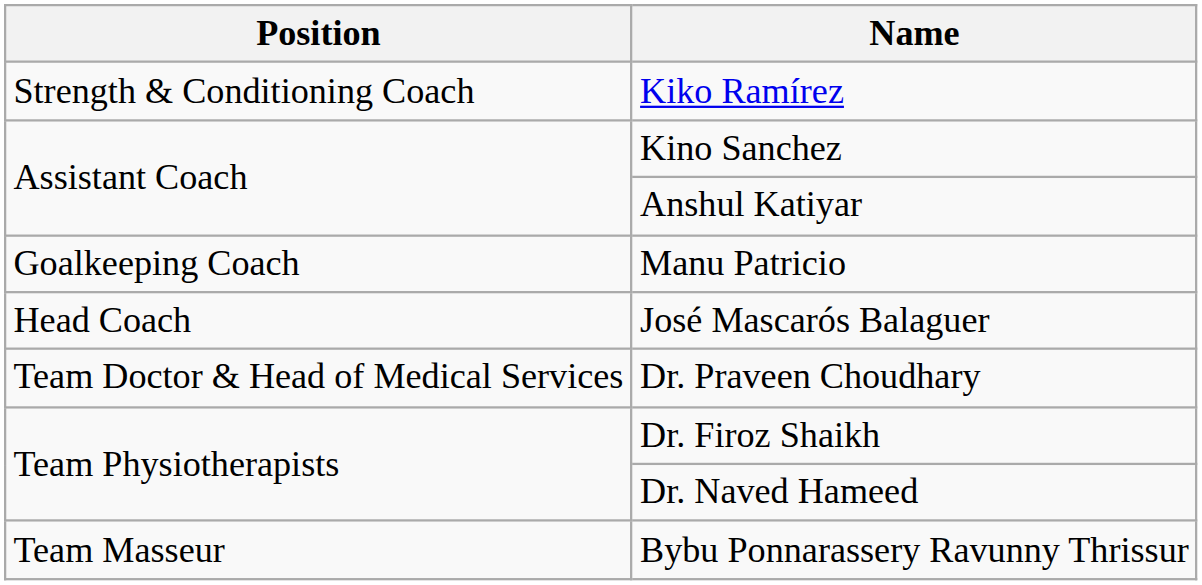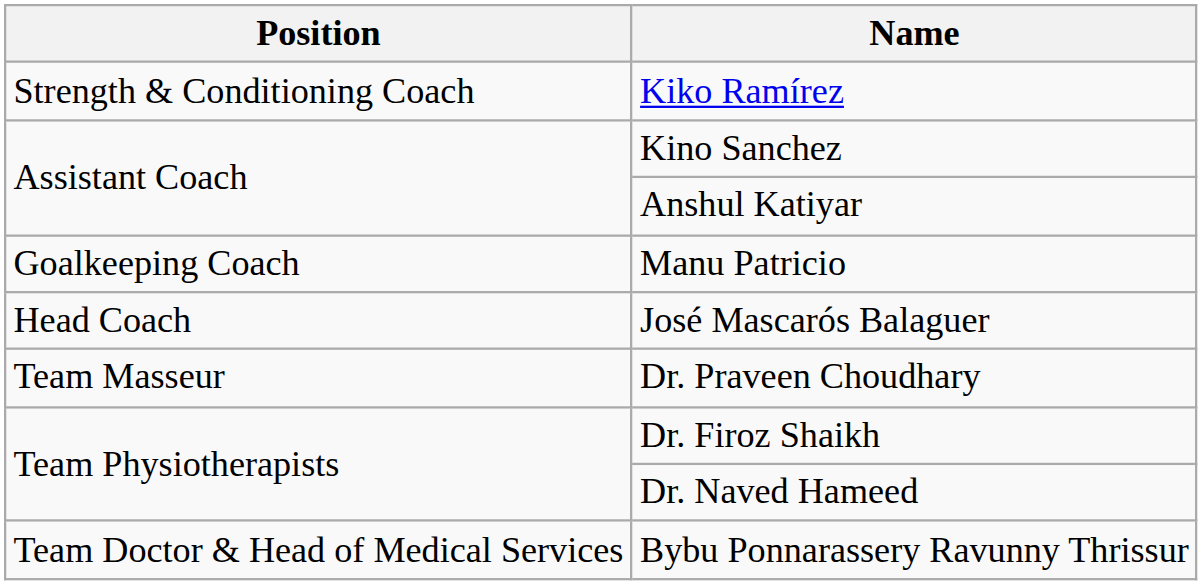(318, 377) Team Doctor & Head of Medical Services -> (119, 377) Team Masseur
(119, 549) Team Masseur -> (318, 549) Team Doctor & Head of Medical Services
